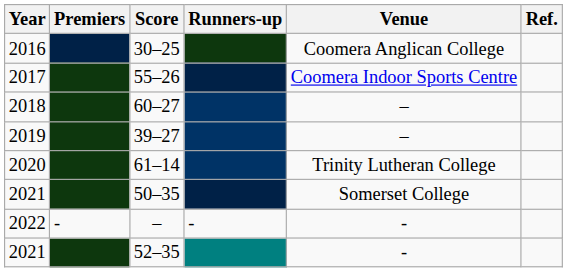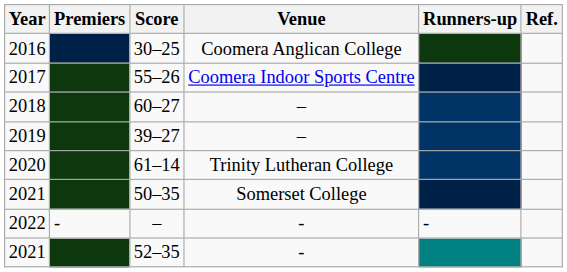columns swapped: (235, 19) <-> (404, 19)
